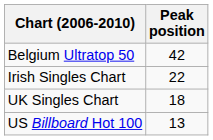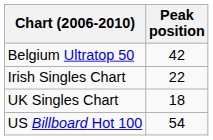(177, 123) 13 -> (177, 123) 54
